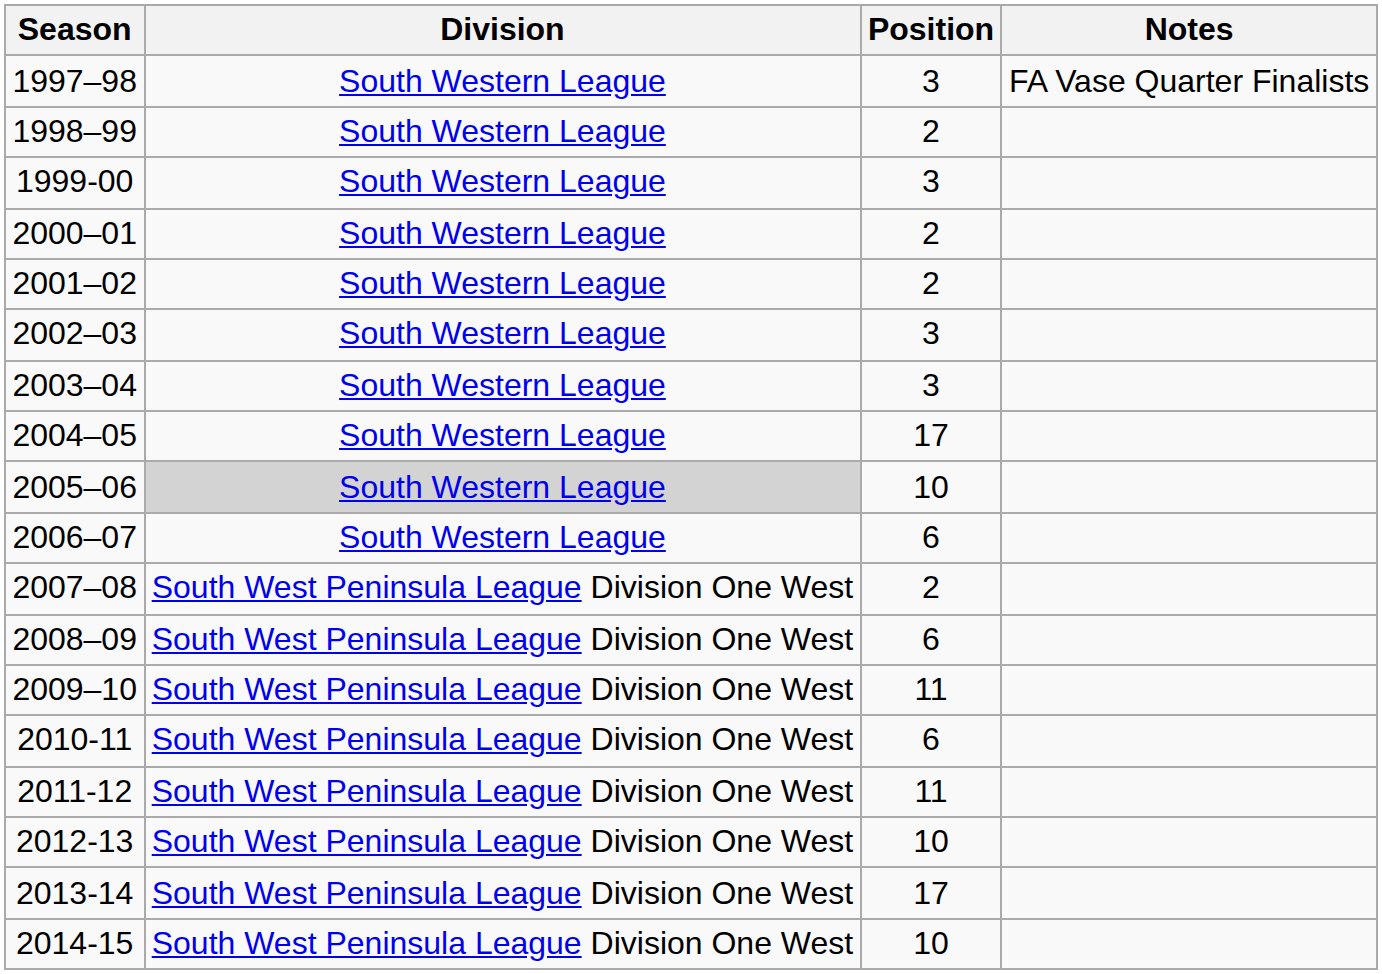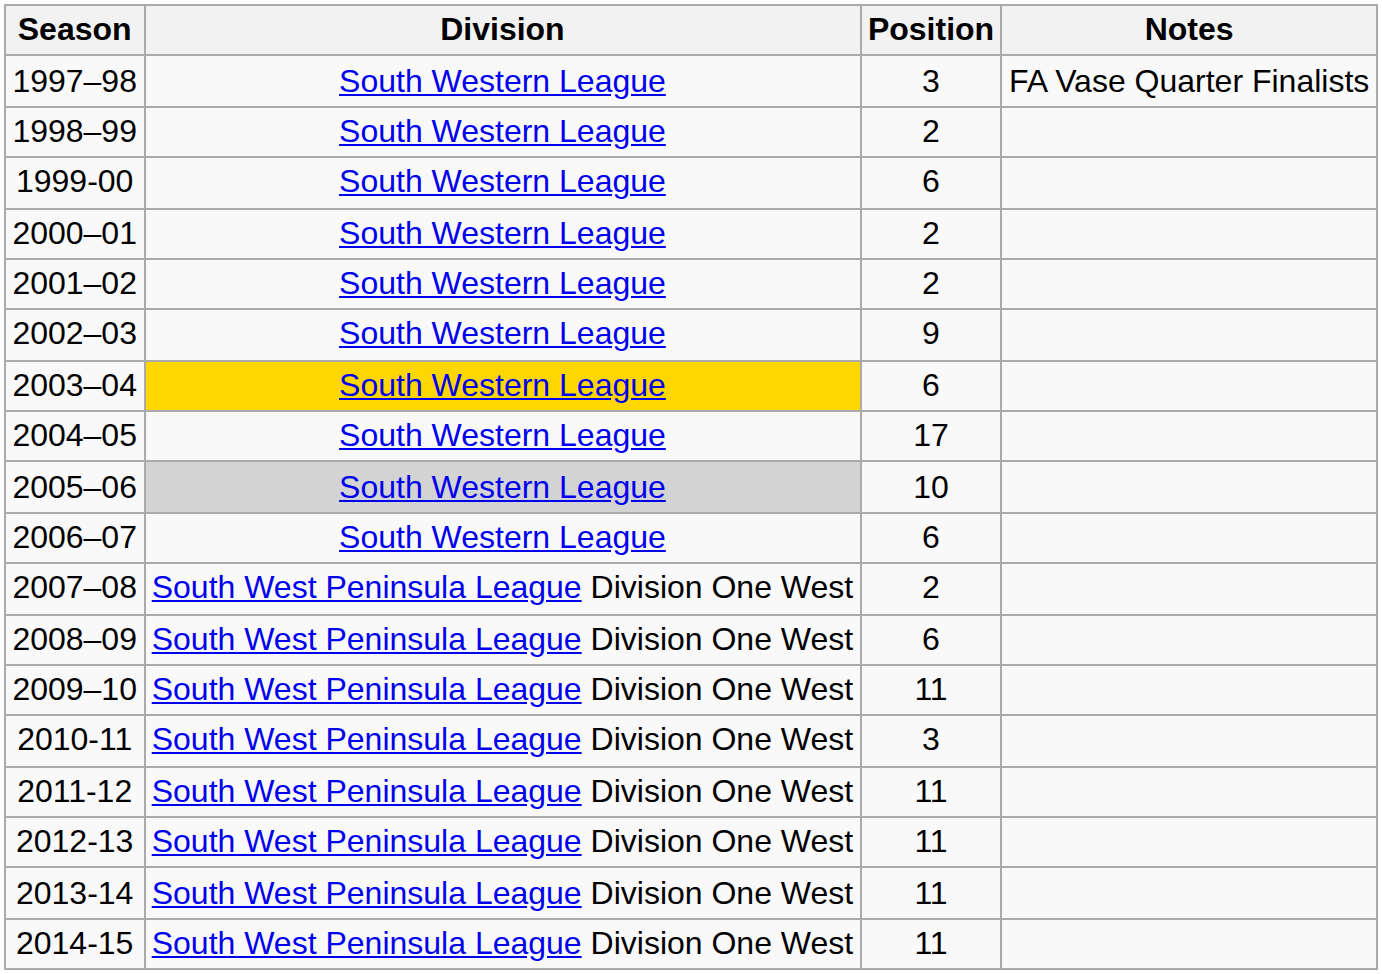(931, 182) 3 -> (931, 182) 6
(931, 334) 3 -> (931, 334) 9
(502, 385) no background -> (502, 385) gold background
(931, 385) 3 -> (931, 385) 6
(931, 740) 6 -> (931, 740) 3
(931, 841) 10 -> (931, 841) 11
(931, 892) 17 -> (931, 892) 11
(931, 943) 10 -> (931, 943) 11
